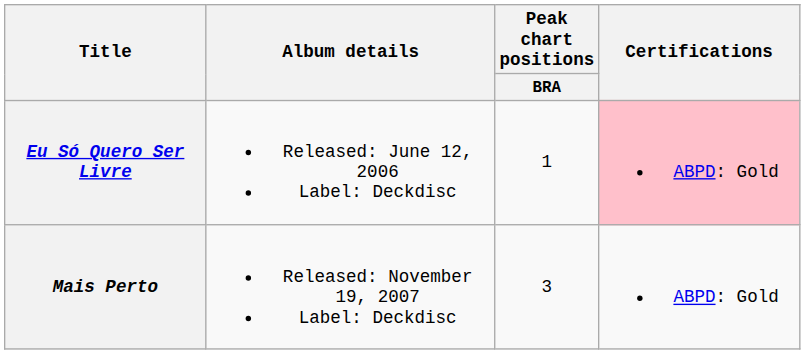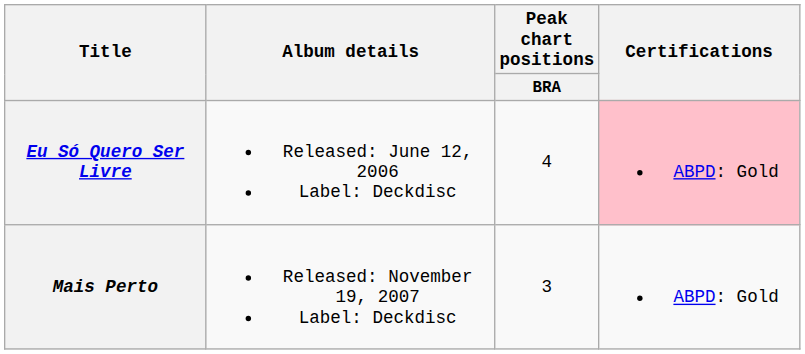(547, 163) 1 -> (547, 163) 4
